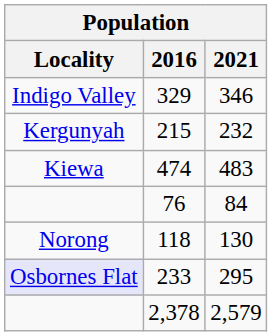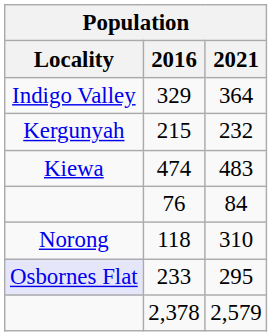(236, 95) 346 -> (236, 95) 364
(236, 240) 130 -> (236, 240) 310
